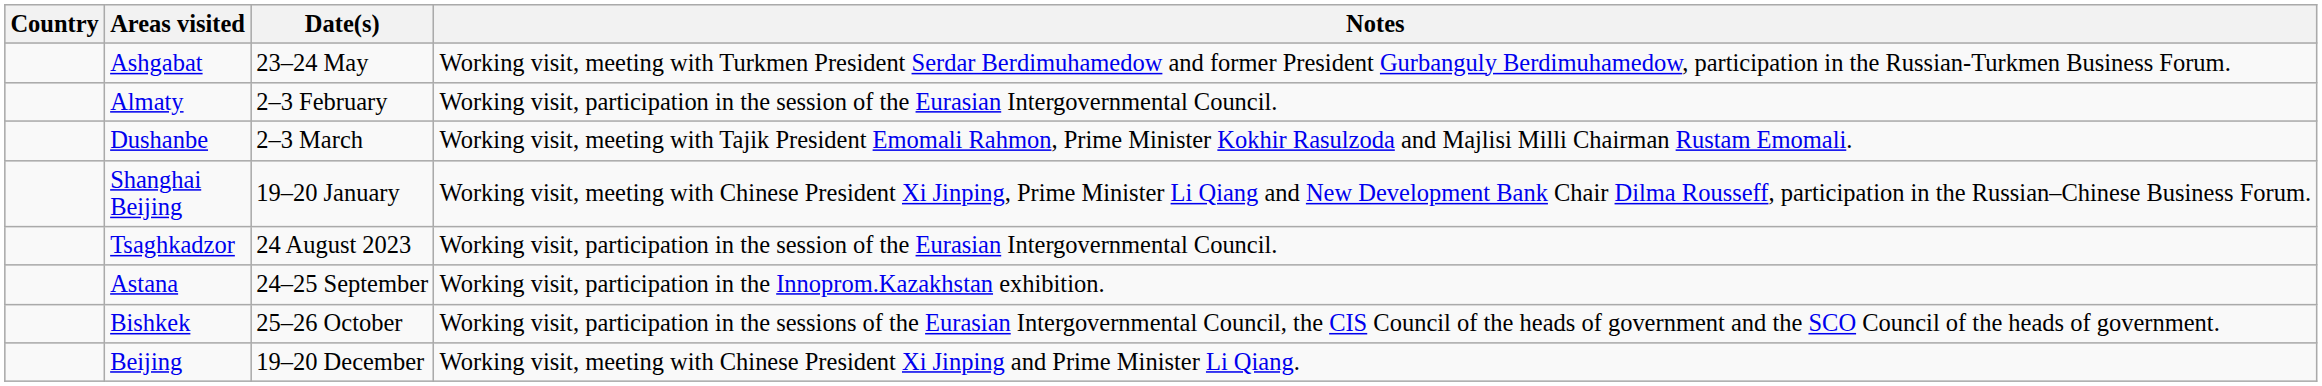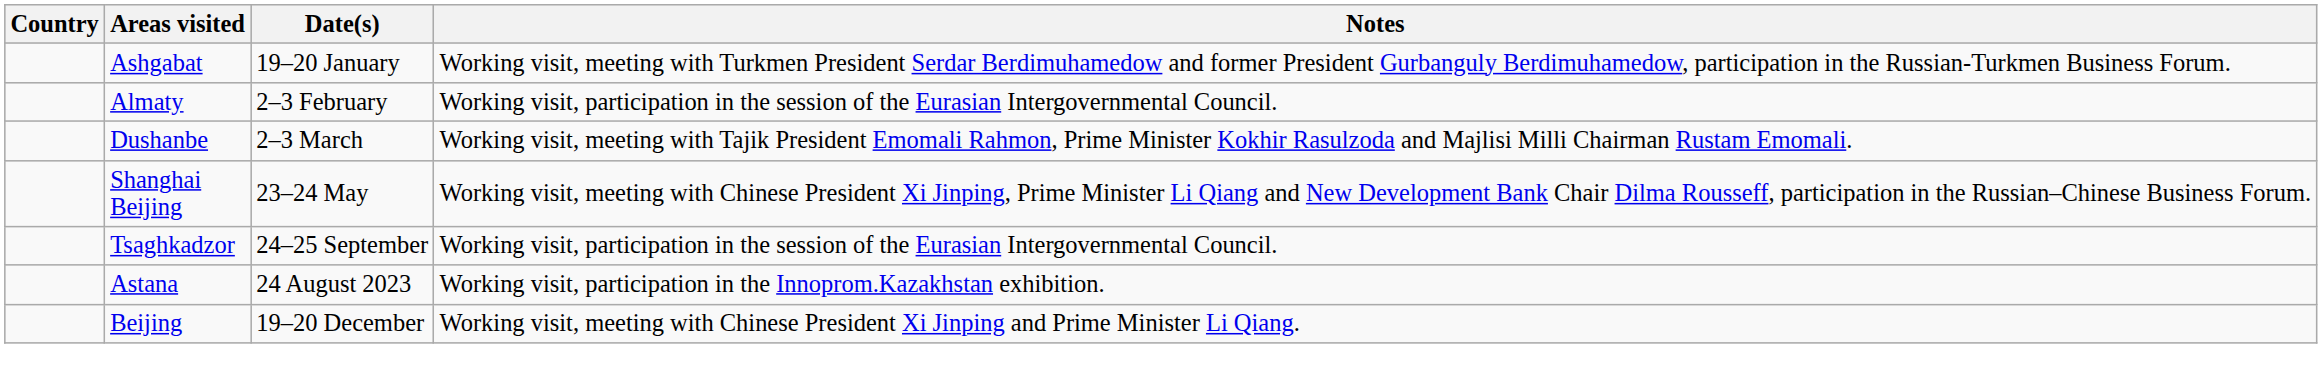(312, 62) 23–24 May -> (328, 62) 19–20 January
(328, 192) 19–20 January -> (312, 192) 23–24 May
(334, 245) 24 August 2023 -> (342, 245) 24–25 September
(342, 284) 24–25 September -> (334, 284) 24 August 2023
- row: (150, 323)
